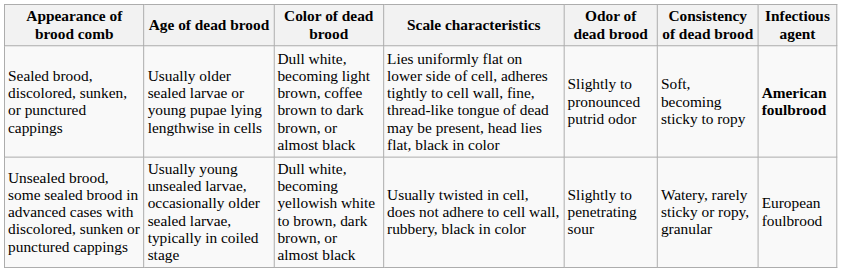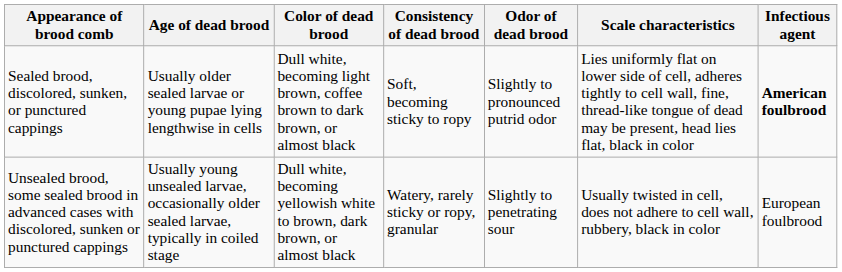columns swapped: (708, 25) <-> (474, 25)
